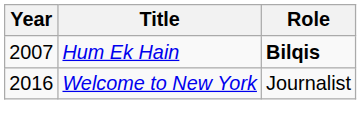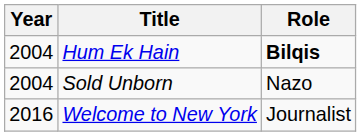(31, 51) 2007 -> (31, 51) 2004
+ row: (118, 83)
